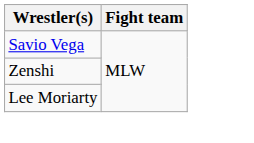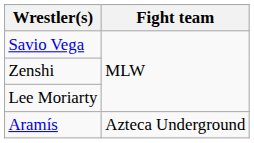+ row: (33, 124)
